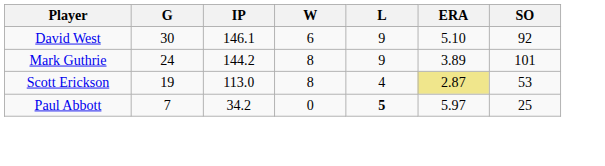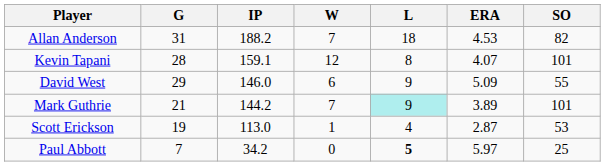+ row: (72, 37)
+ row: (72, 60)
(167, 37) 30 -> (179, 82) 29
(239, 37) 146.1 -> (255, 82) 146.0
(453, 37) 5.10 -> (485, 82) 5.09
(525, 37) 92 -> (562, 82) 55
(167, 60) 24 -> (179, 104) 21
(310, 60) 8 -> (332, 104) 7
(382, 60) no background -> (408, 104) paleturquoise background
(310, 82) 8 -> (332, 127) 1
(453, 82) khaki background -> (485, 127) no background
